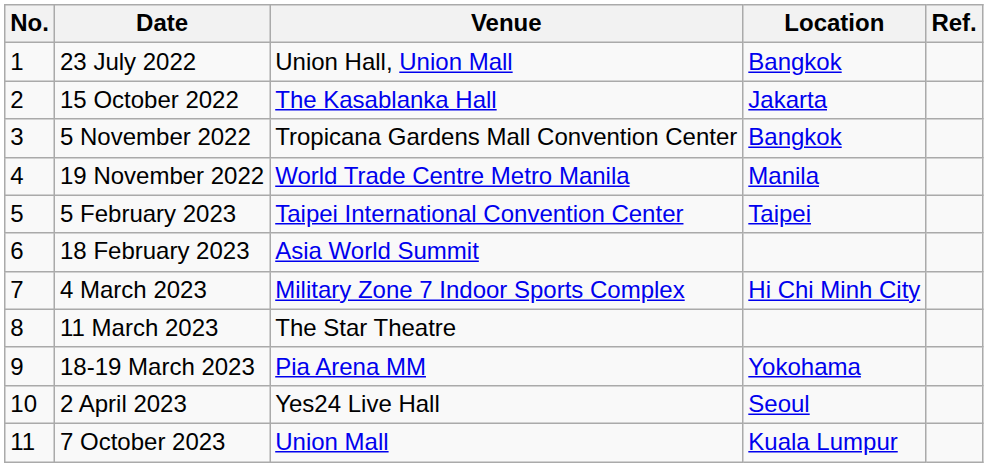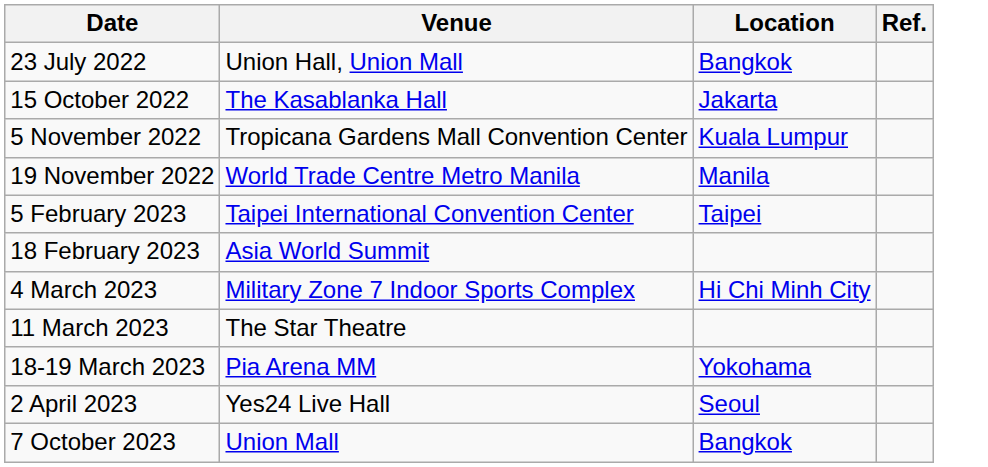- column: (30, 23)
(795, 137) Bangkok -> (773, 137) Kuala Lumpur
(823, 442) Kuala Lumpur -> (745, 442) Bangkok
